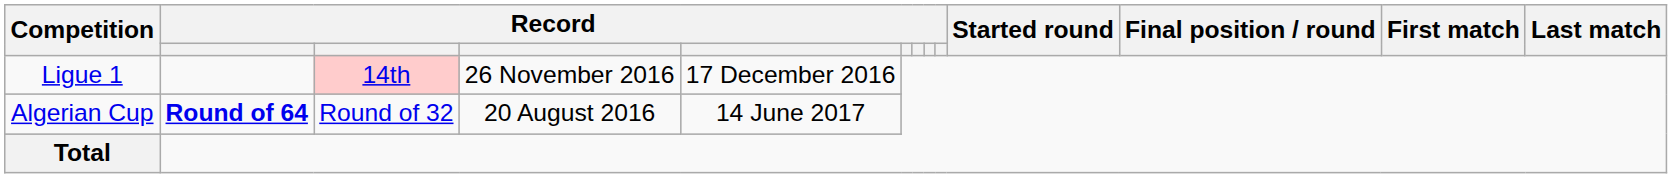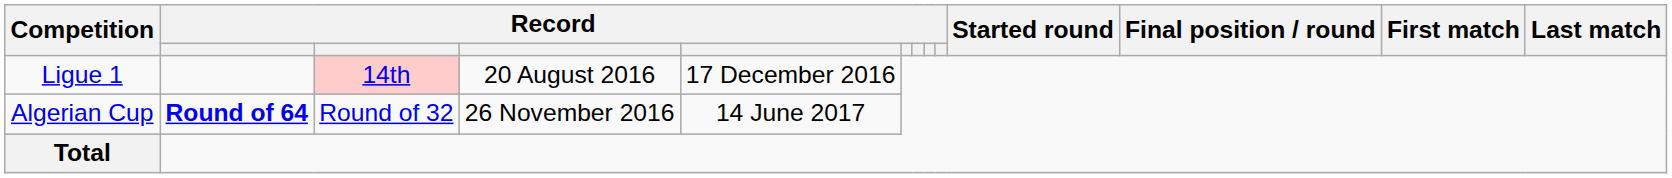(570, 74) 26 November 2016 -> (570, 74) 20 August 2016
(570, 113) 20 August 2016 -> (570, 113) 26 November 2016
